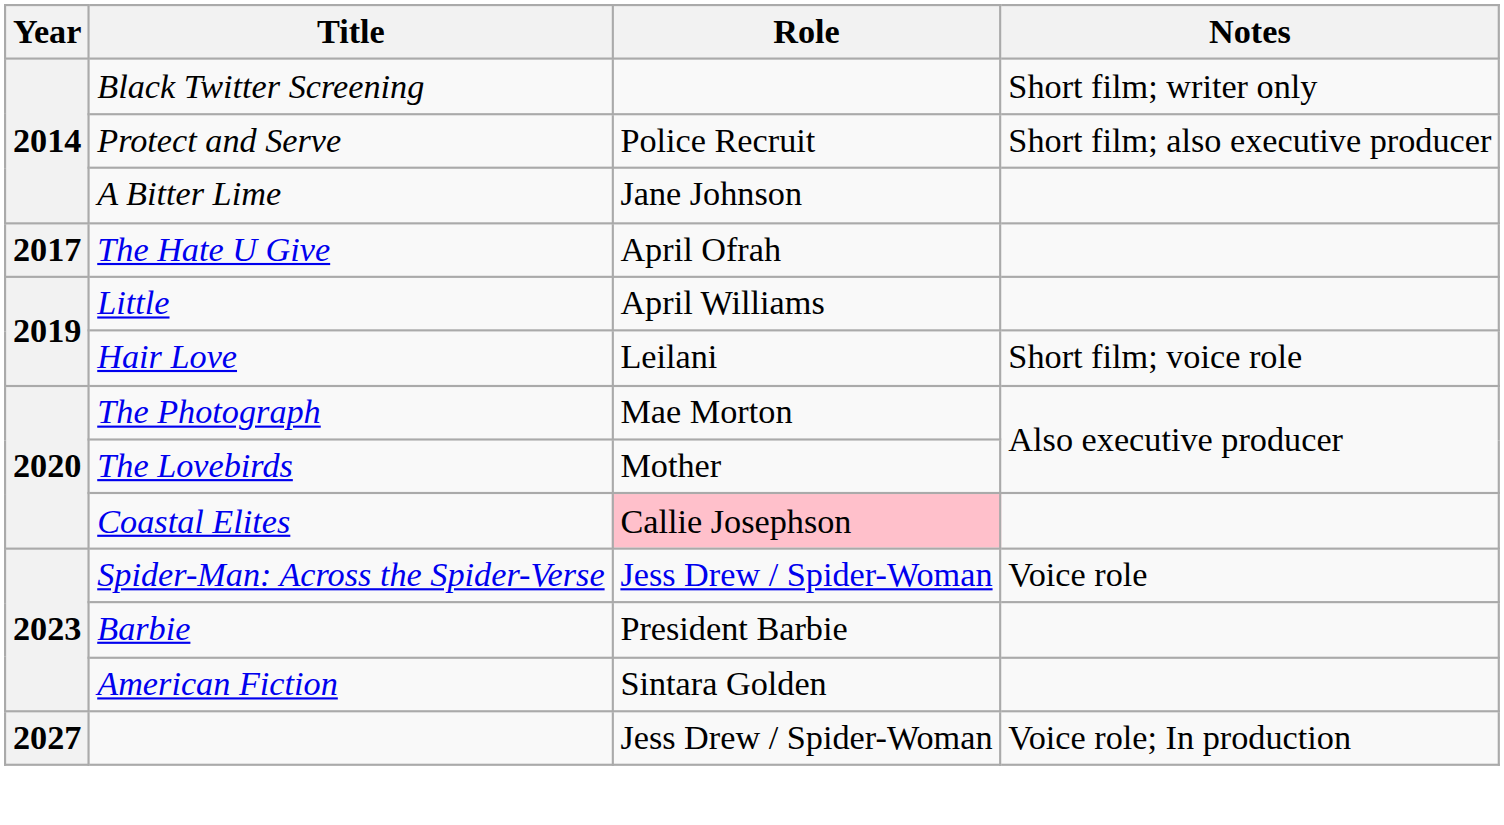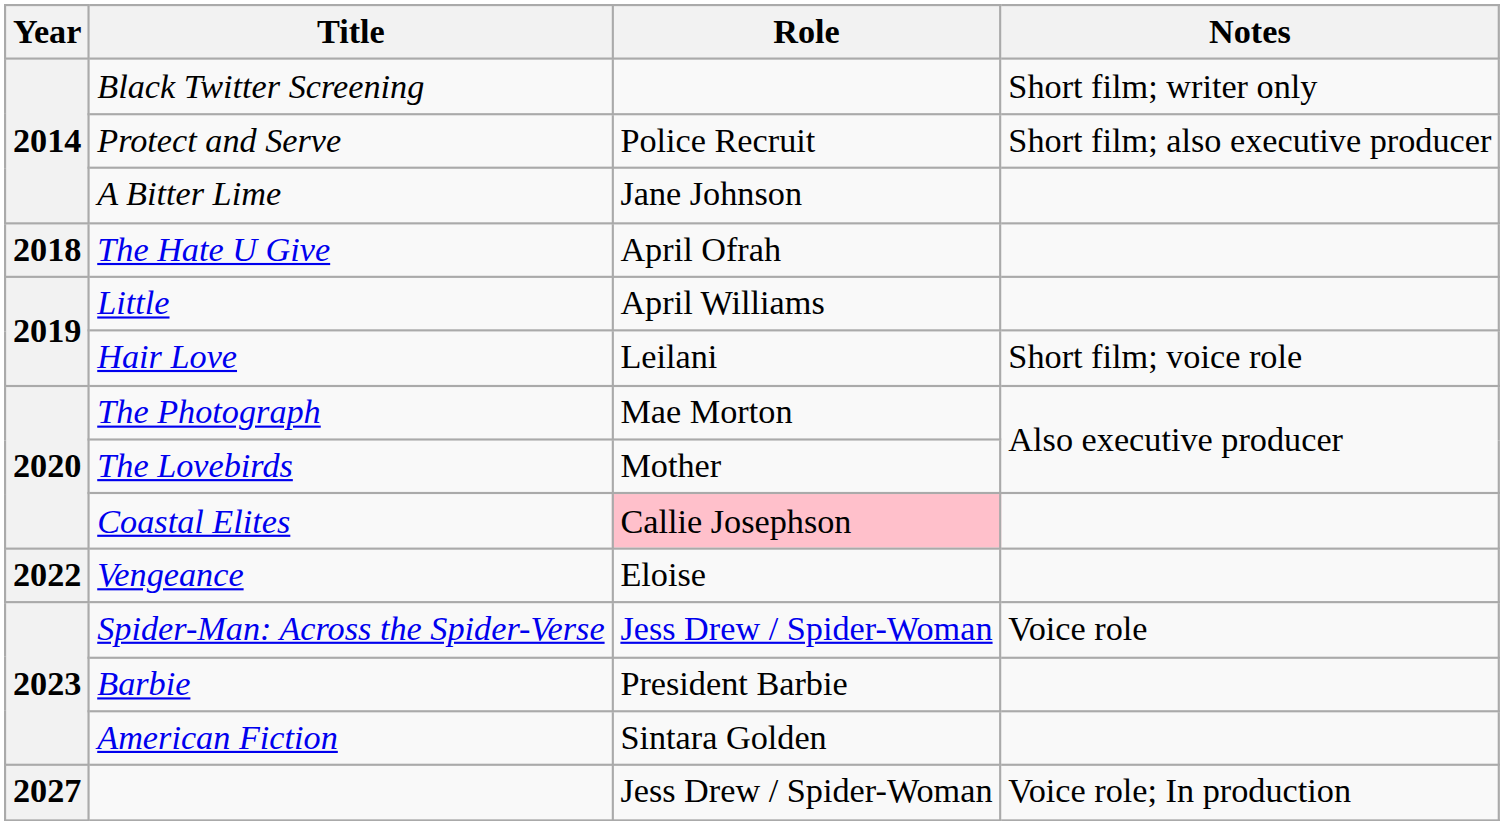(47, 248) 2017 -> (47, 248) 2018
+ row: (170, 574)
